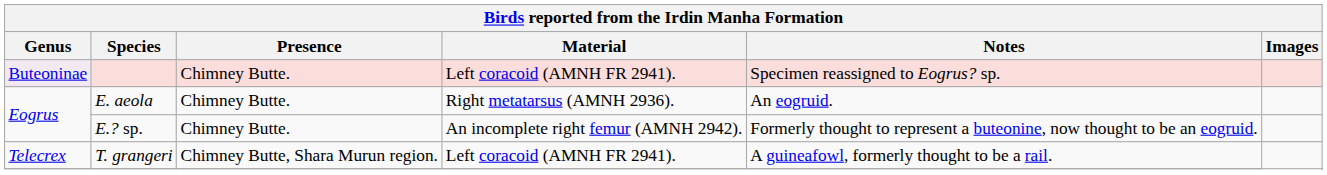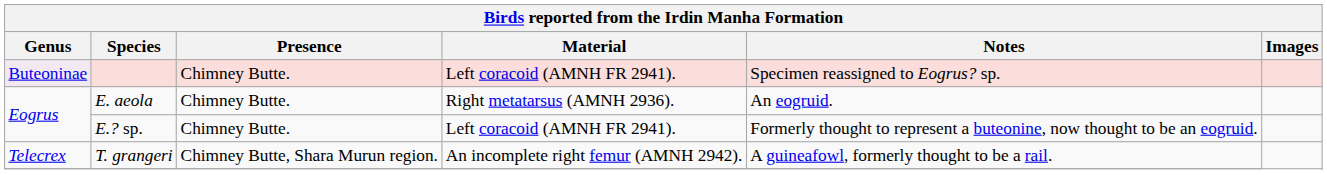(594, 127) An incomplete right femur (AMNH 2942). -> (561, 127) Left coracoid (AMNH FR 2941).
(561, 155) Left coracoid (AMNH FR 2941). -> (594, 155) An incomplete right femur (AMNH 2942).
